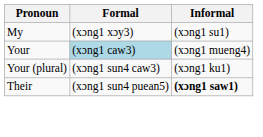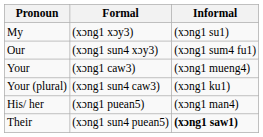+ row: (16, 50)
(104, 50) lightblue background -> (104, 68) no background
+ row: (25, 104)
